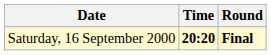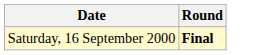- column: (198, 15)
